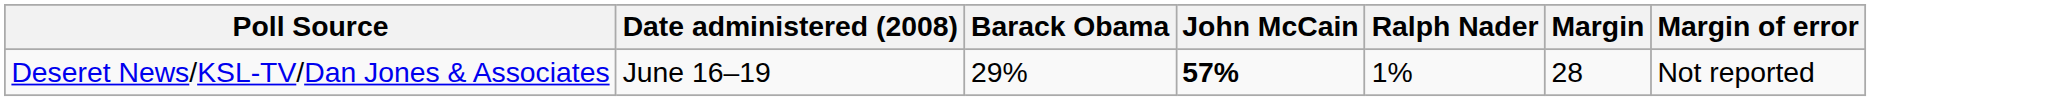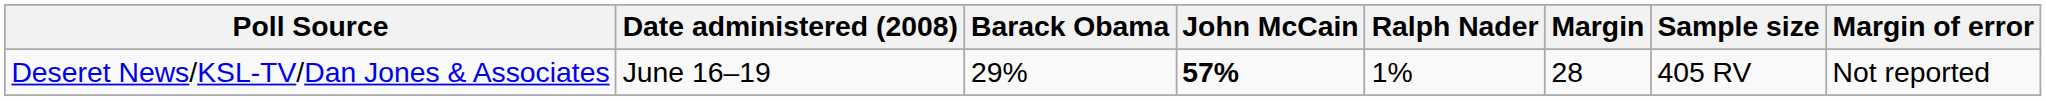+ column: (1738, 26)
